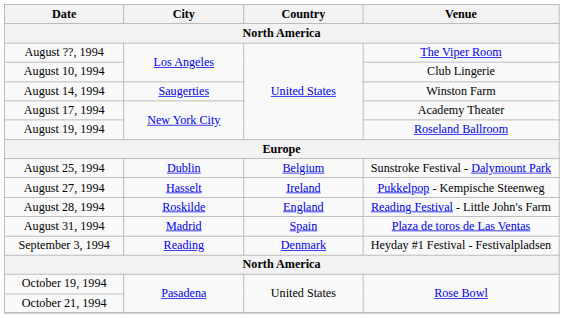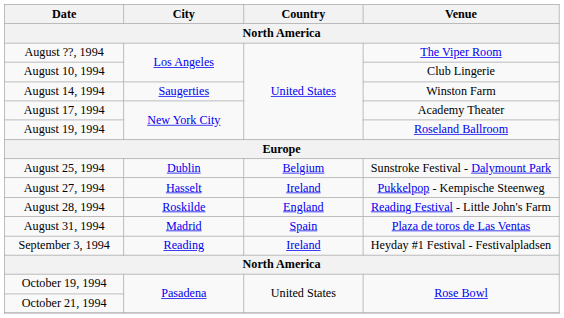(303, 245) Denmark -> (303, 245) Ireland
